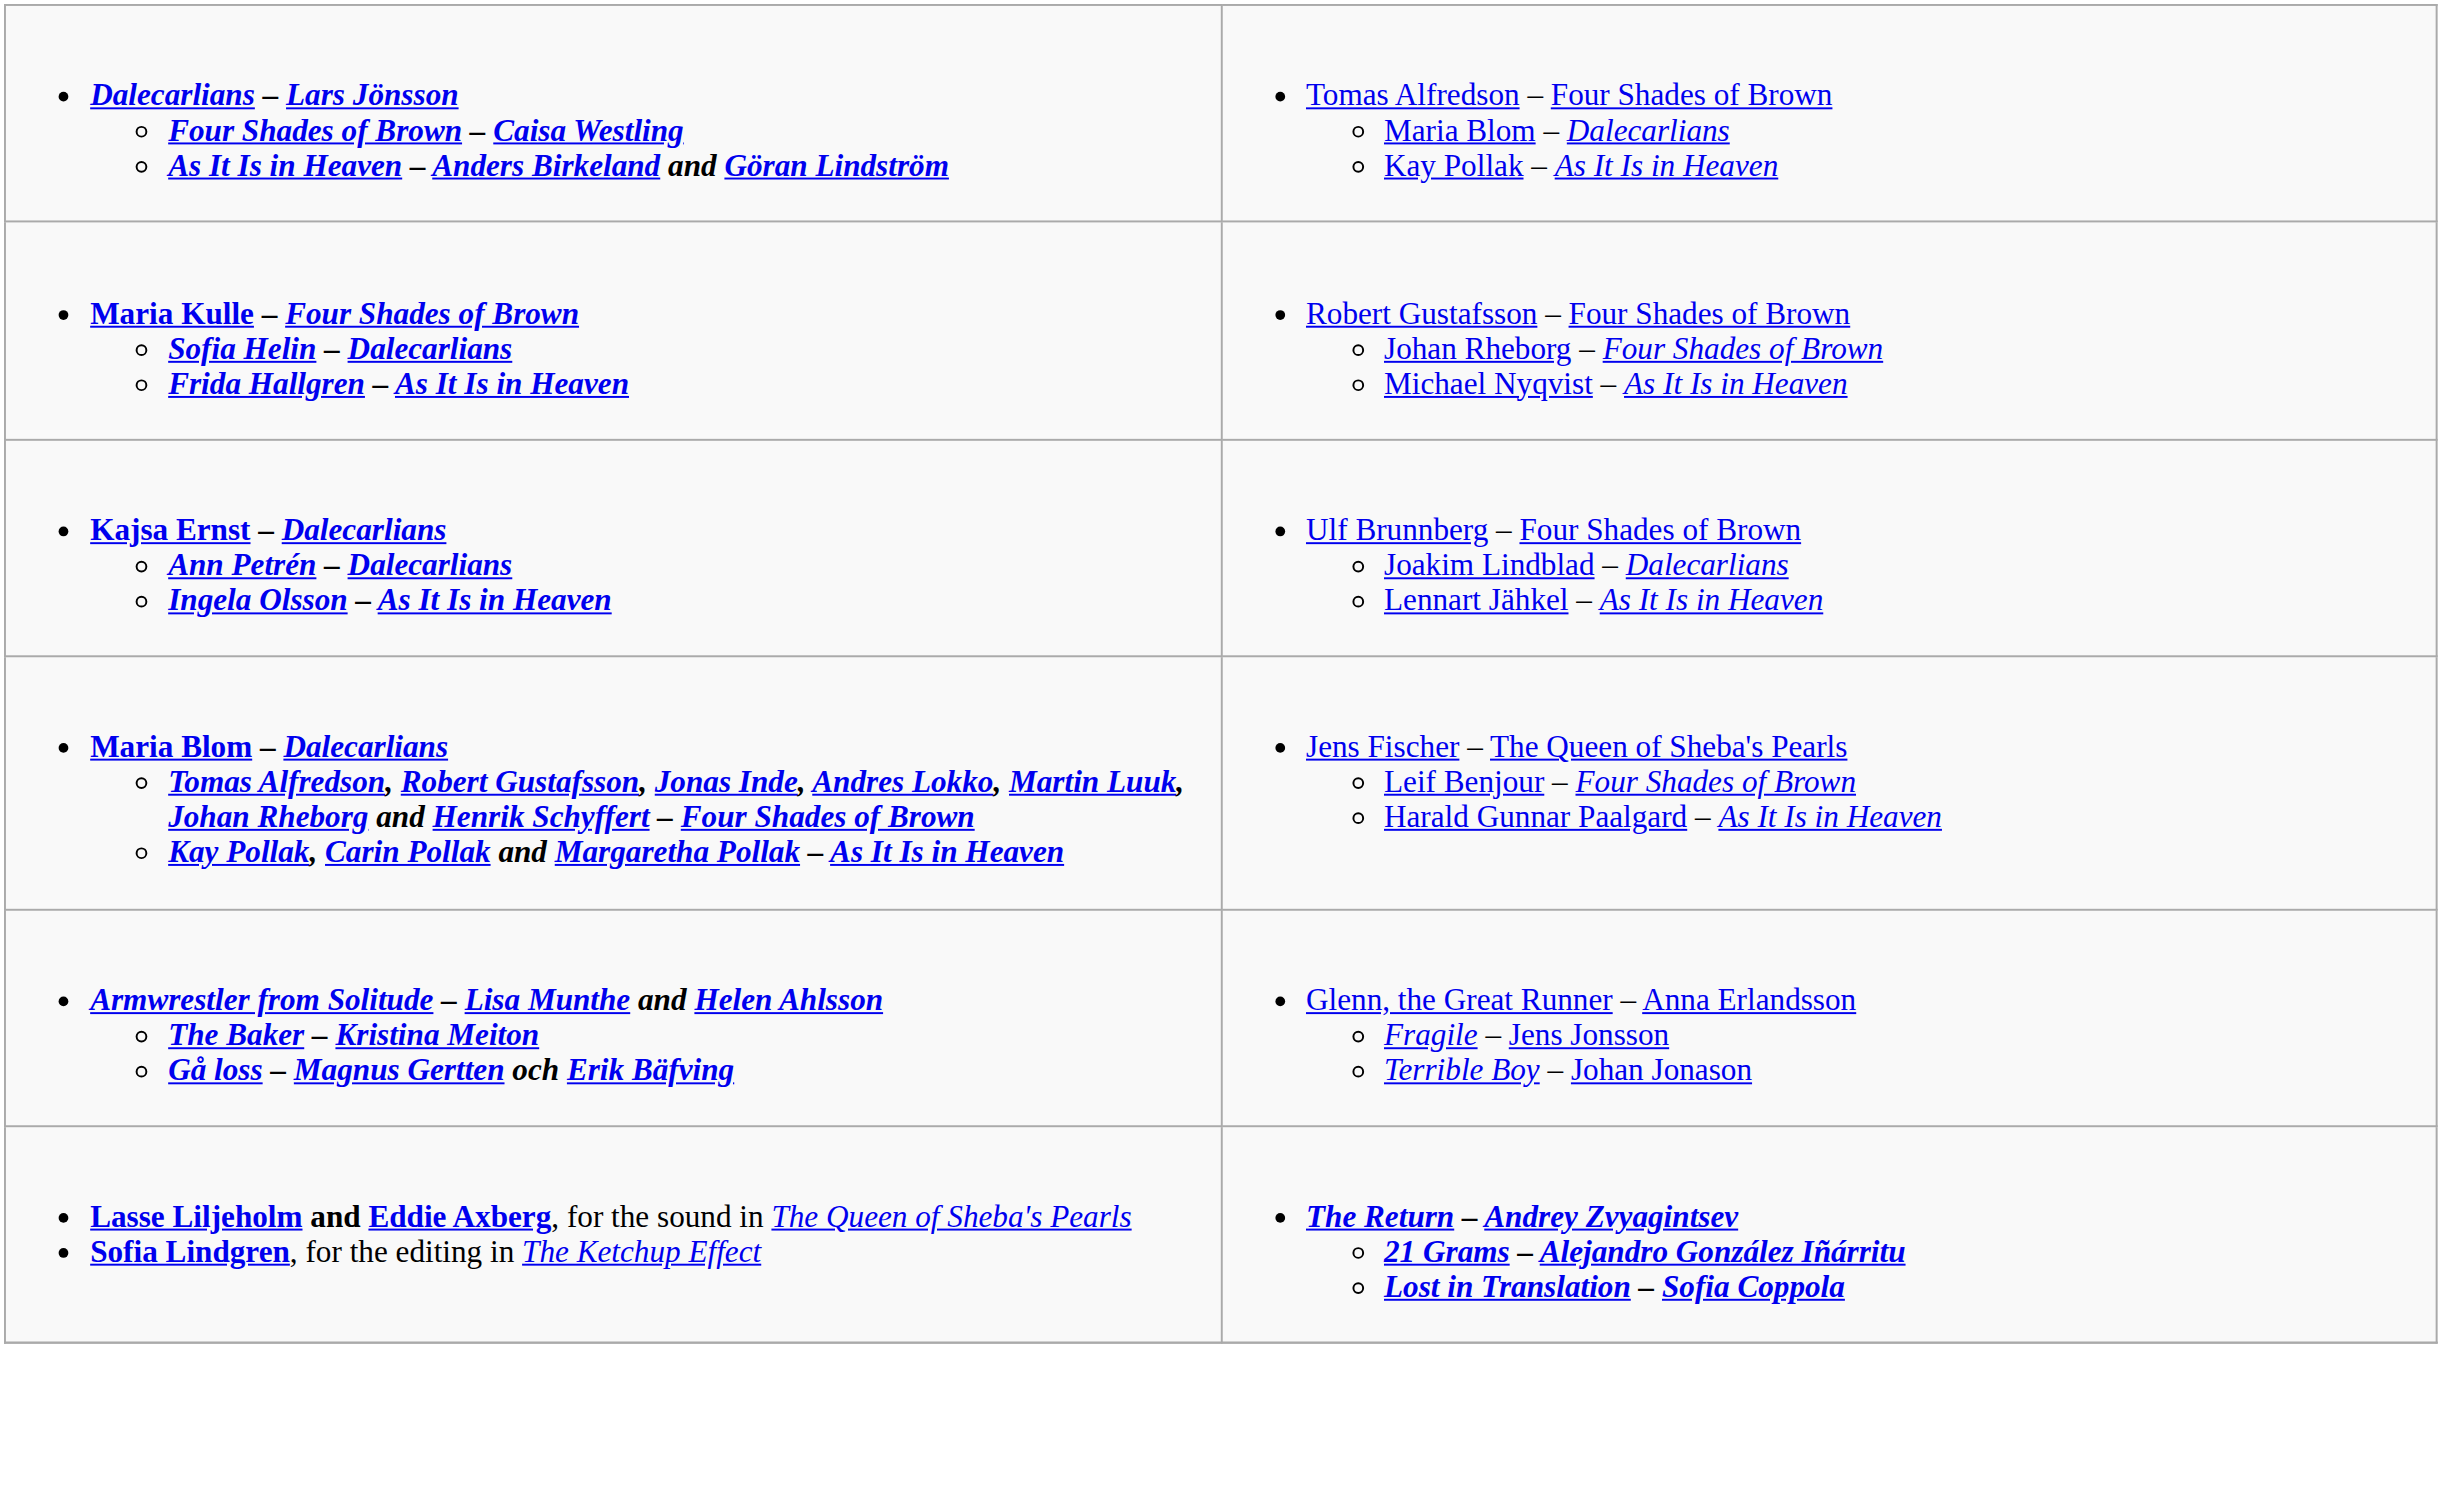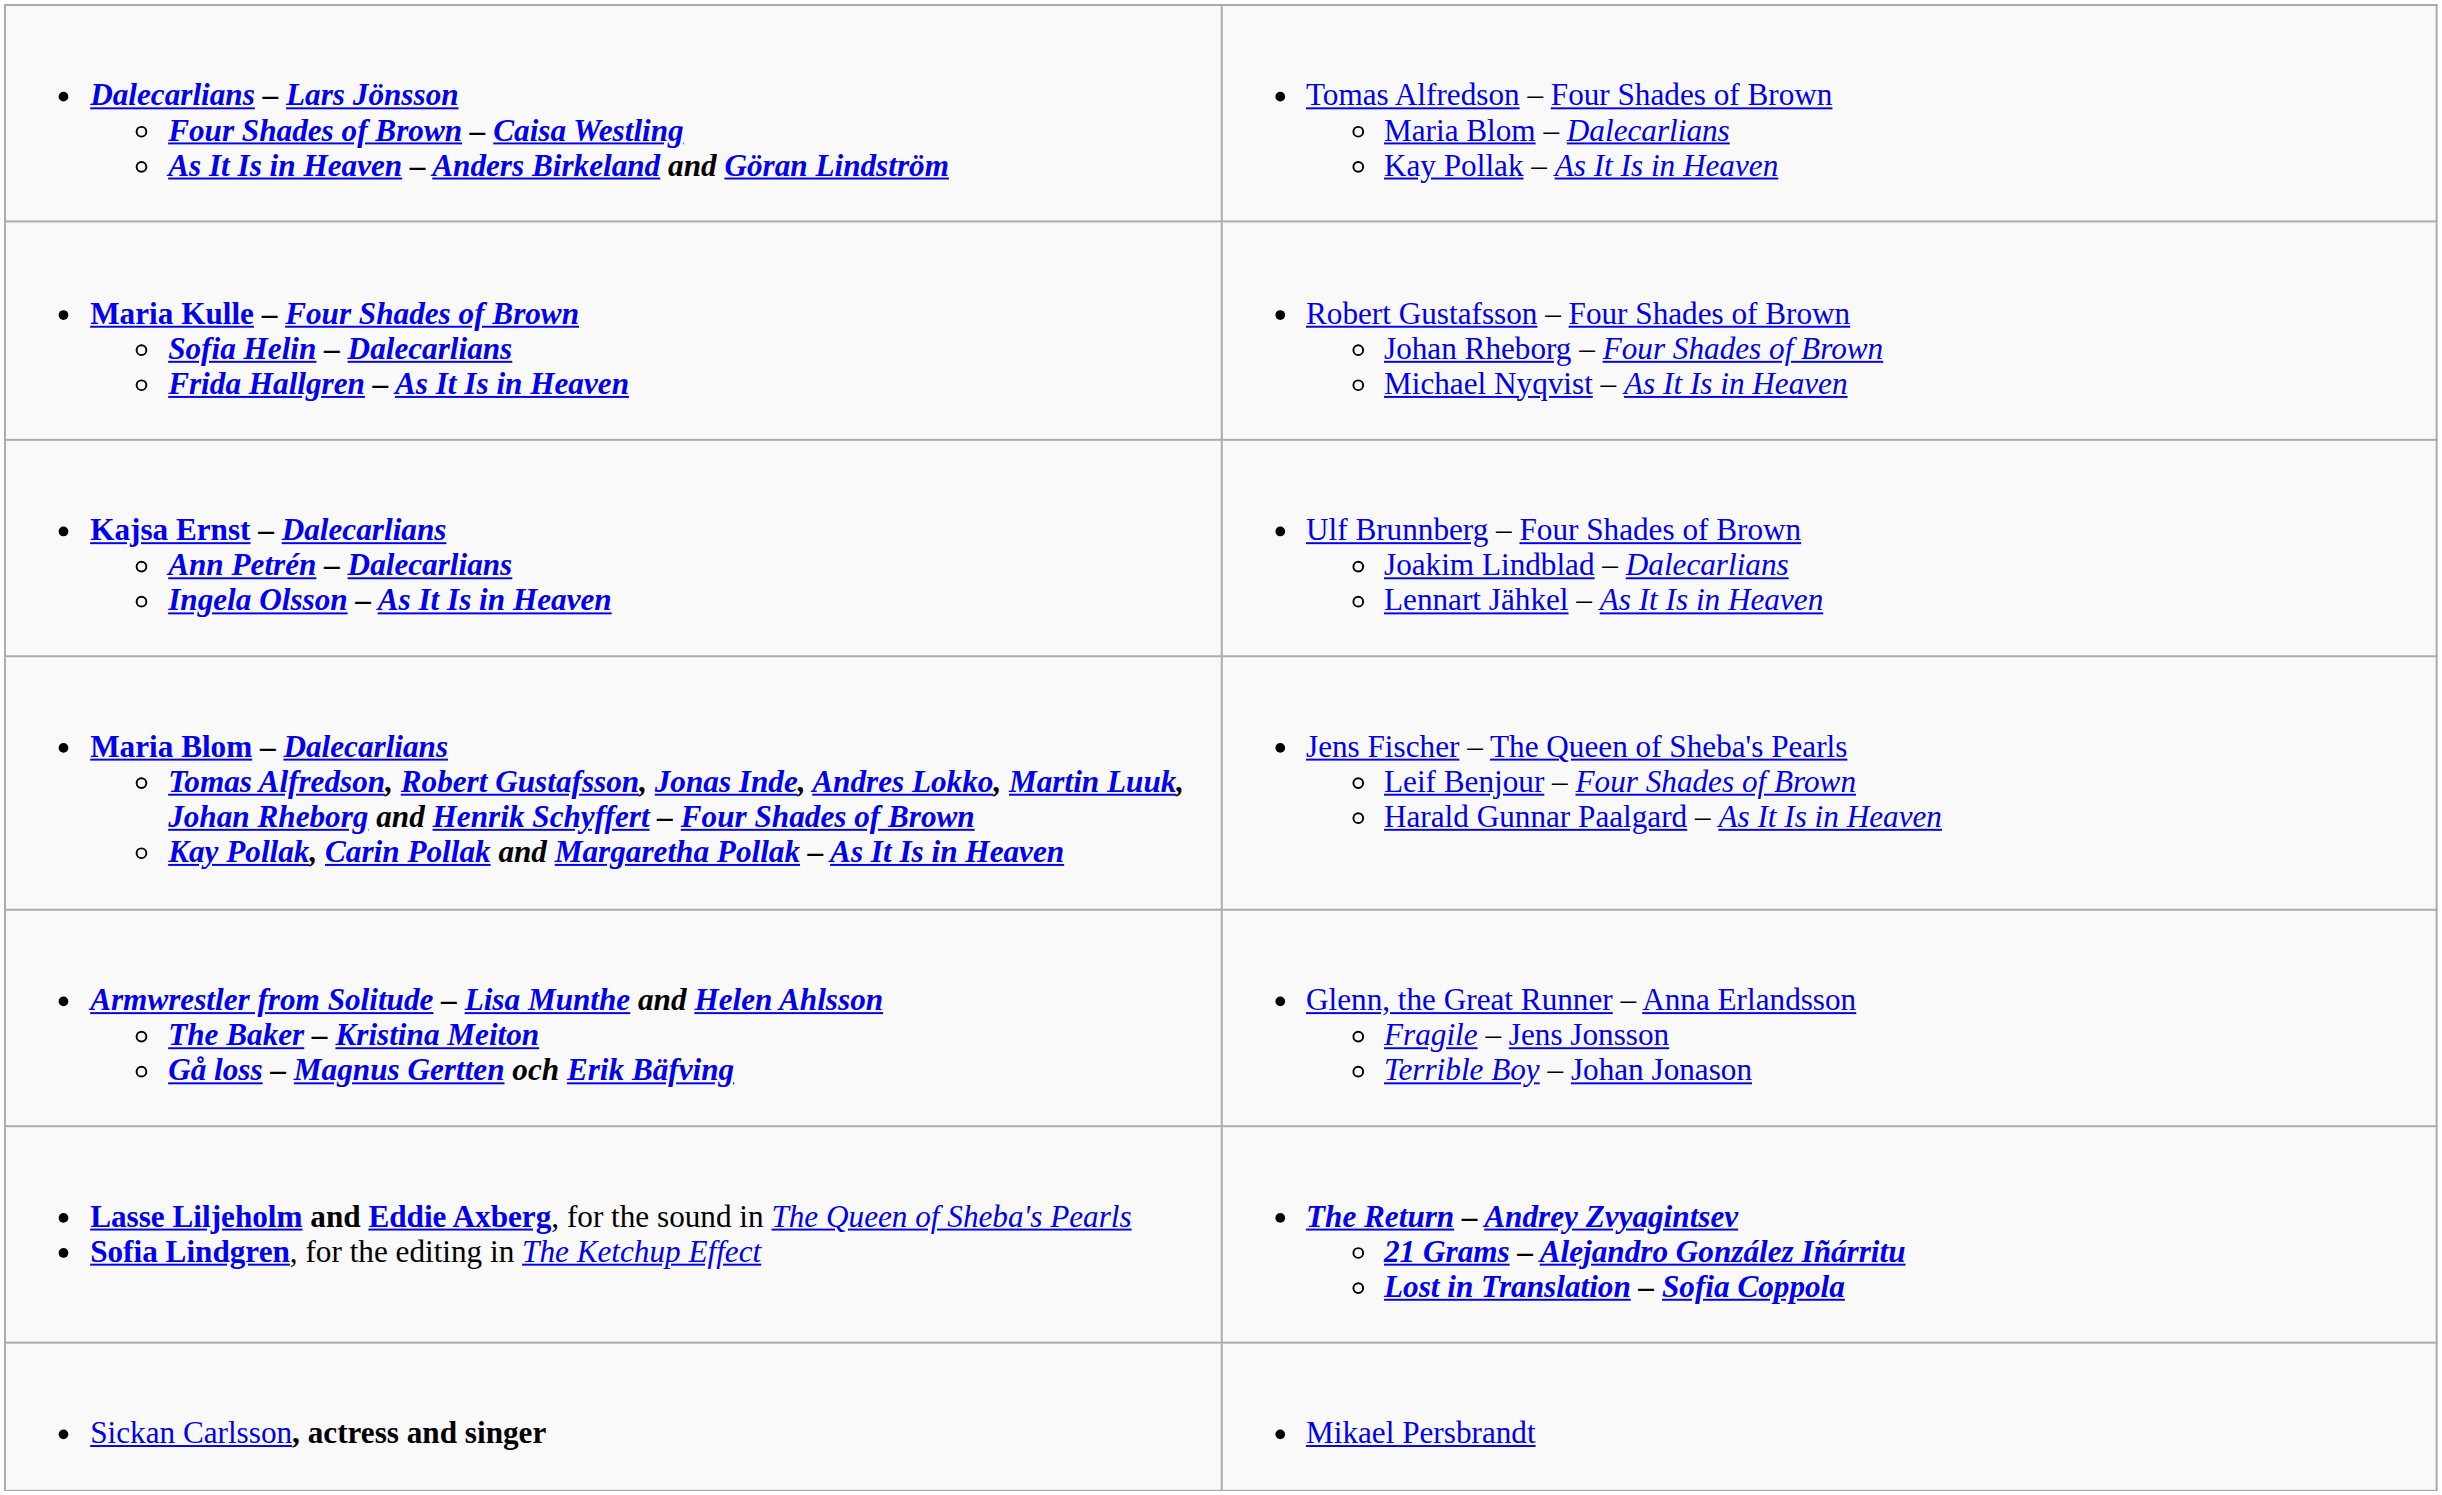+ row: (613, 1434)
